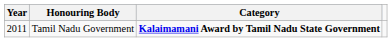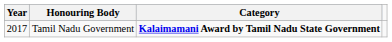(17, 28) 2011 -> (17, 28) 2017
